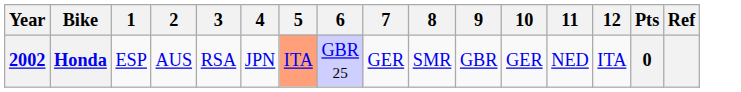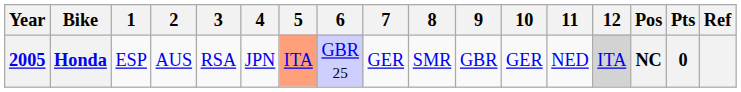+ column: (649, 19)
(27, 60) 2002 -> (27, 60) 2005
(612, 60) no background -> (612, 60) lightgrey background
